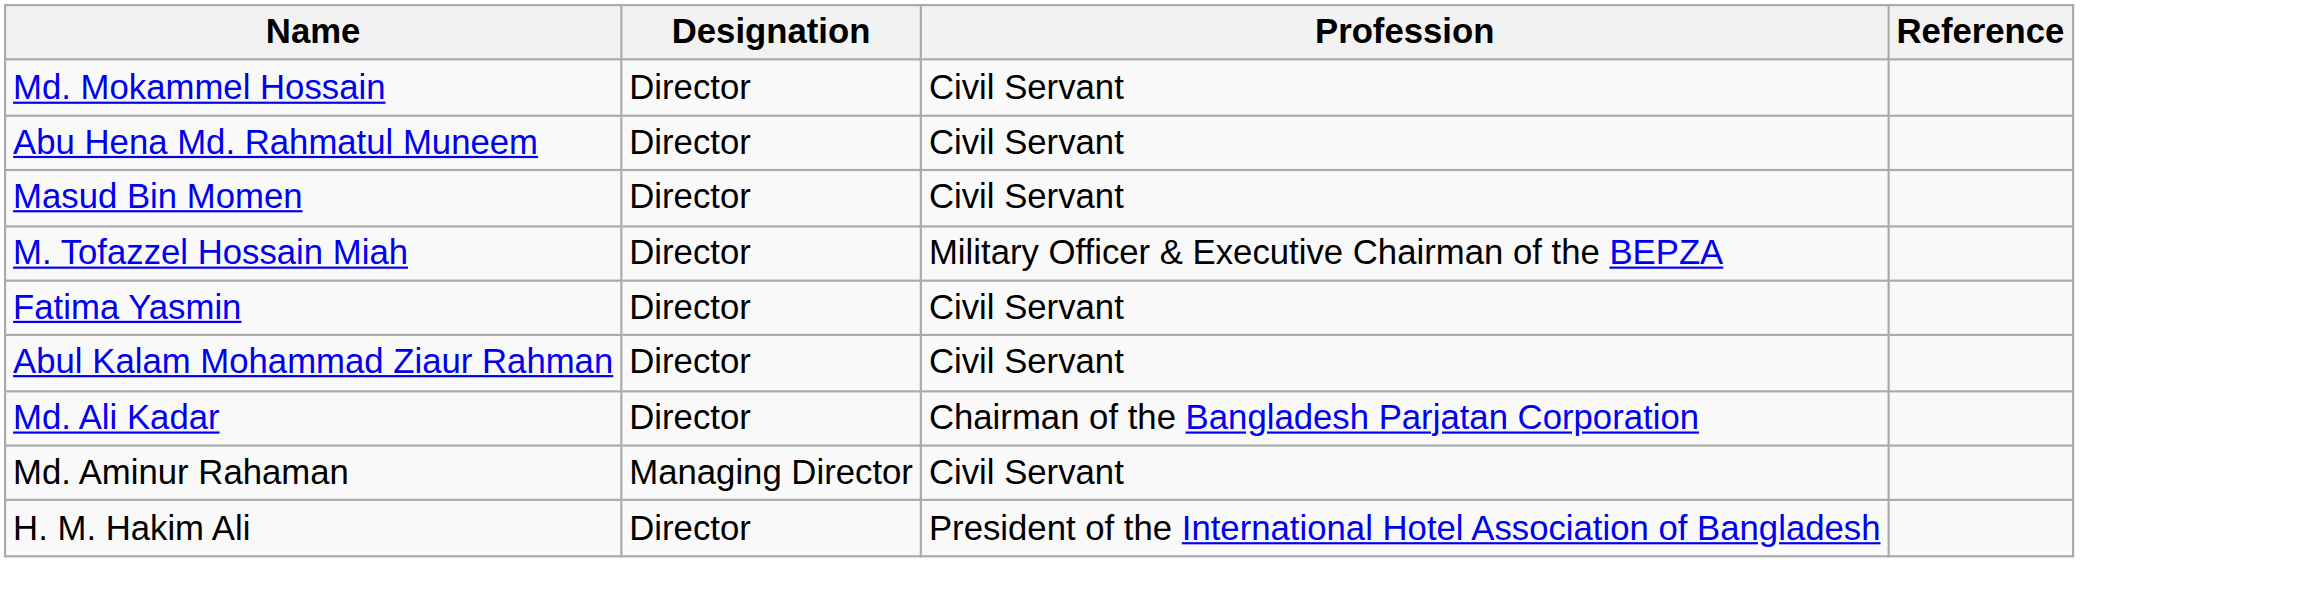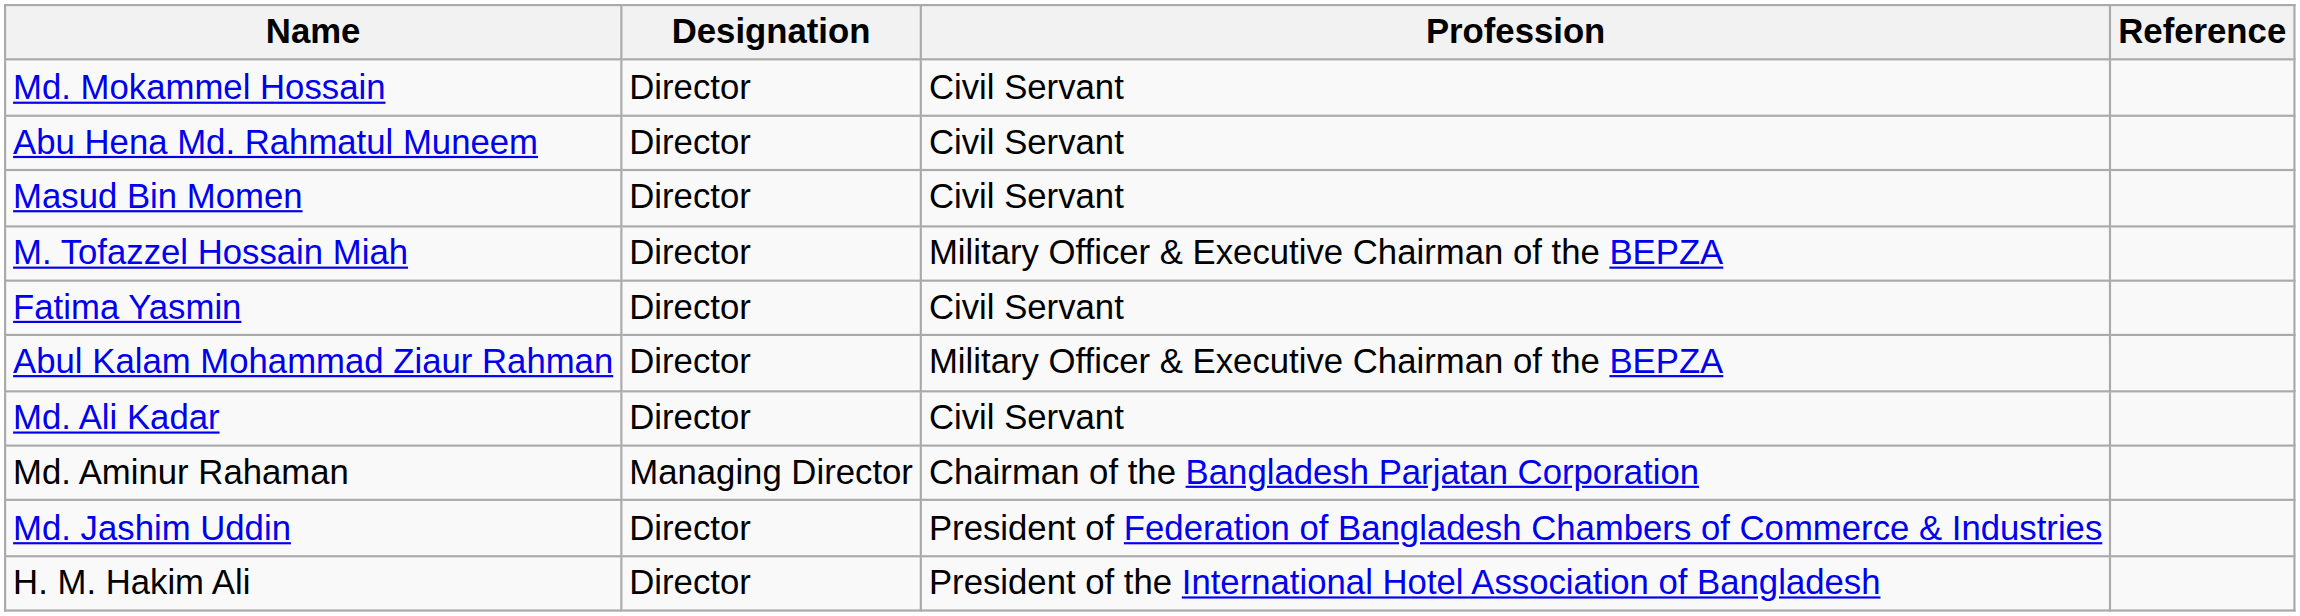(1026, 362) Civil Servant -> (1326, 362) Military Officer & Executive Chairman of the BEPZA
(1314, 417) Chairman of the Bangladesh Parjatan Corporation -> (1026, 417) Civil Servant
(1026, 472) Civil Servant -> (1314, 472) Chairman of the Bangladesh Parjatan Corporation
+ row: (152, 527)
